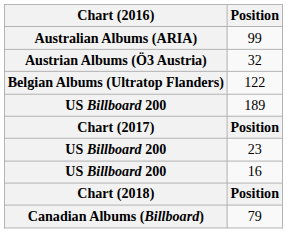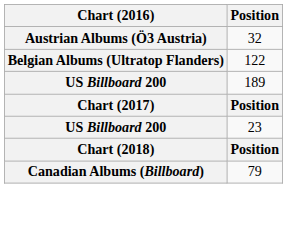- row: (255, 37)
- row: (255, 171)
